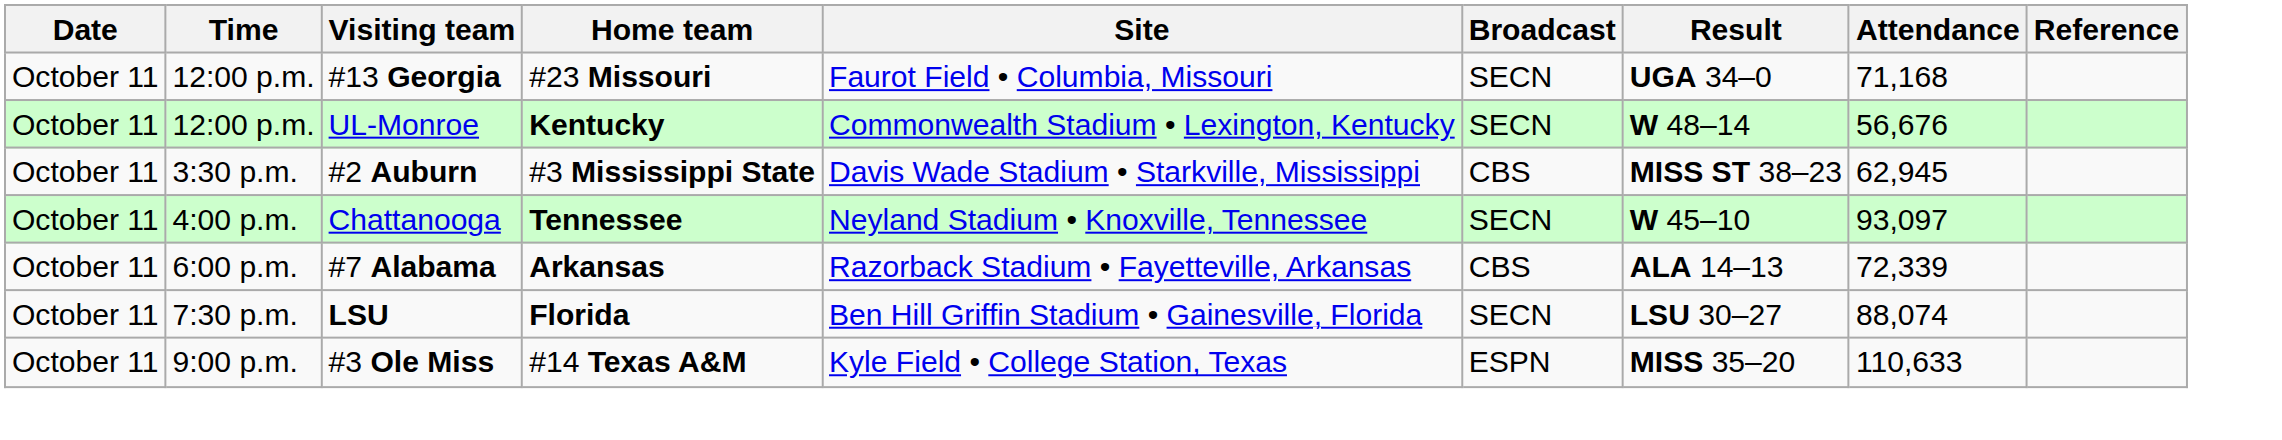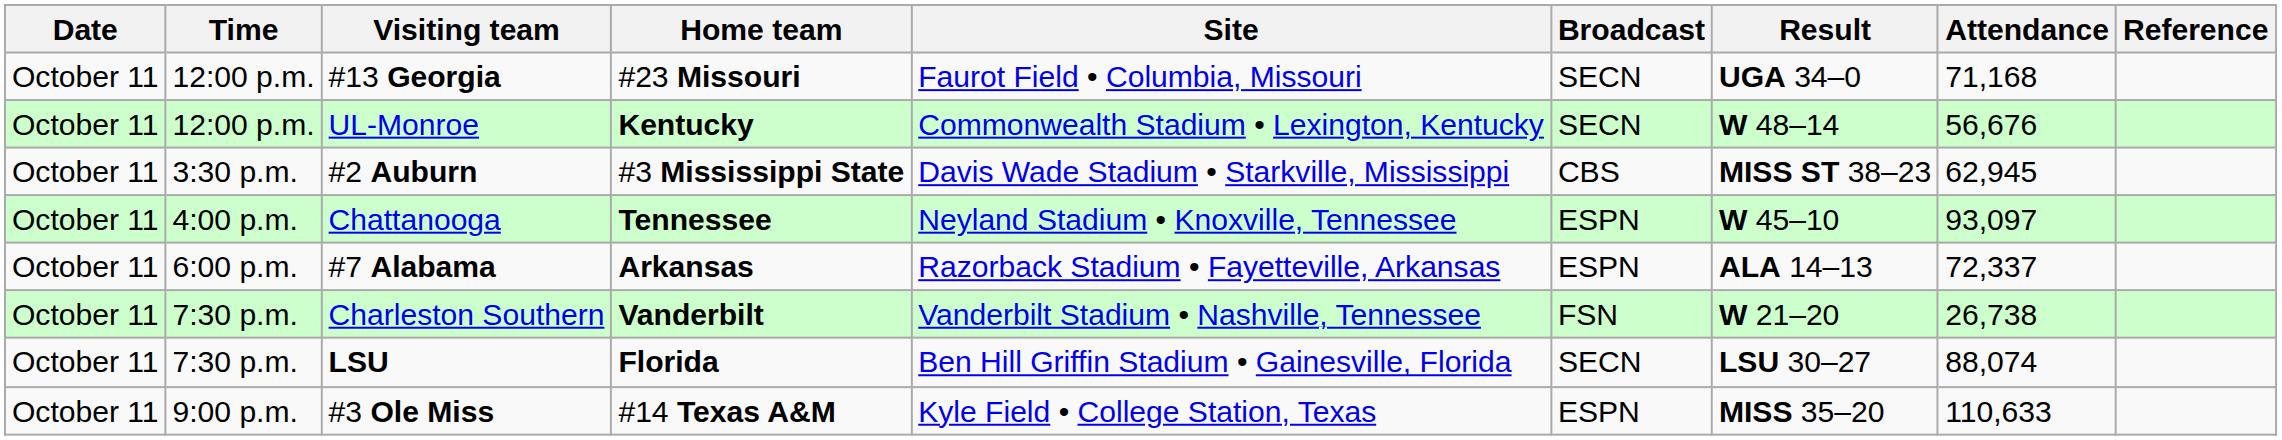(1510, 220) SECN -> (1599, 220) ESPN
(1500, 267) CBS -> (1599, 267) ESPN
(1902, 267) 72,339 -> (1991, 267) 72,337
+ row: (467, 315)
